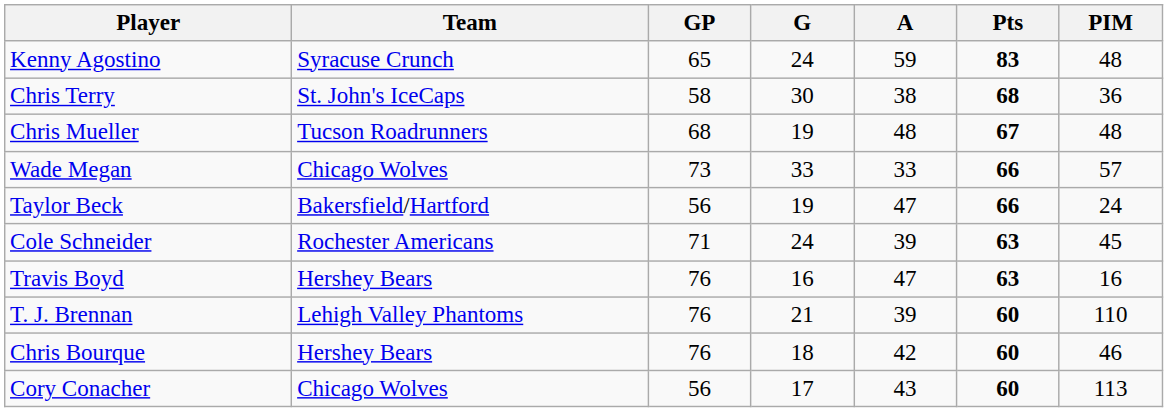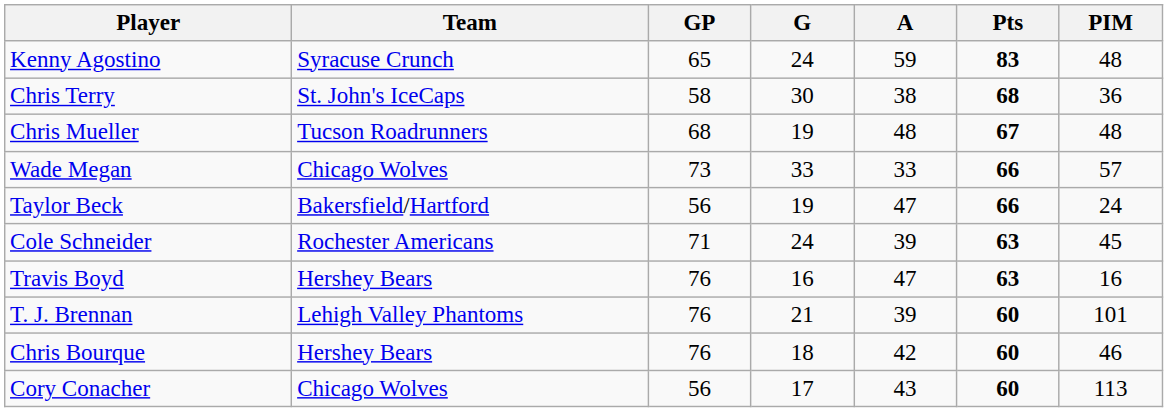(1111, 315) 110 -> (1111, 315) 101
